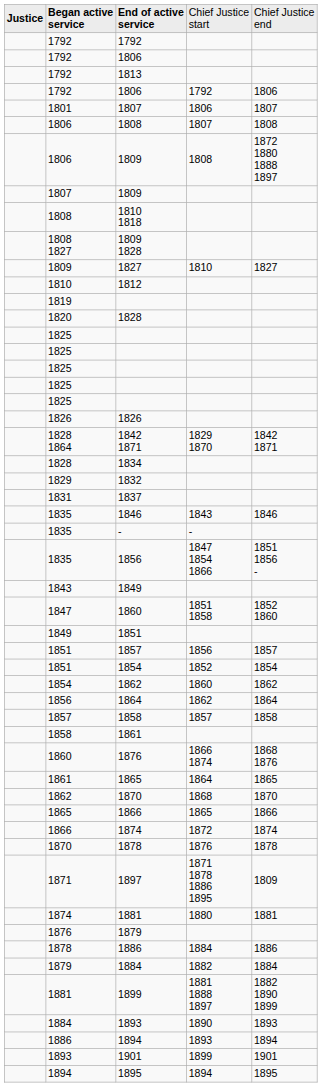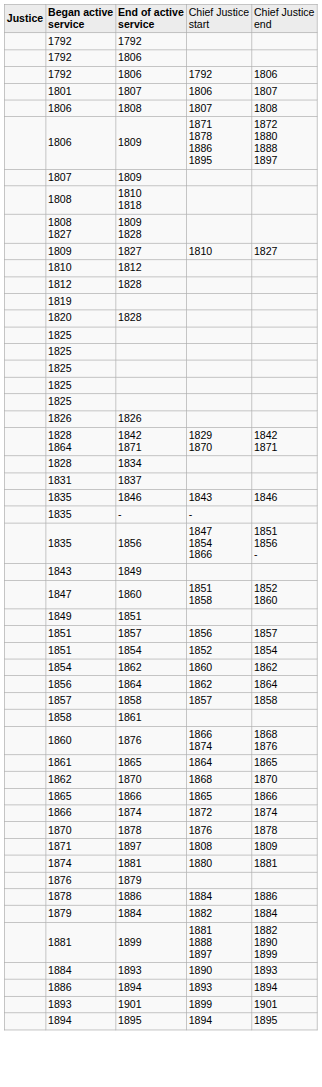- row: (60, 74)
(200, 159) 1808 -> (200, 143) 1871 1878 1886 1895
+ row: (60, 285)
- row: (60, 481)
(200, 881) 1871 1878 1886 1895 -> (200, 846) 1808
